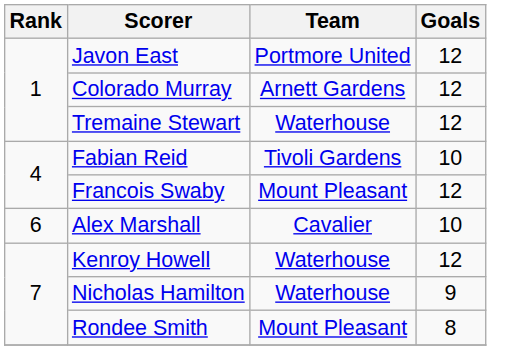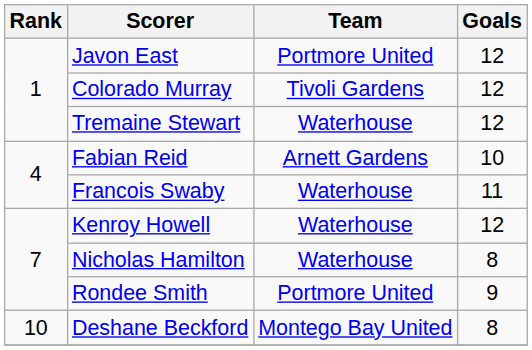(333, 89) Arnett Gardens -> (355, 89) Tivoli Gardens
(333, 157) Tivoli Gardens -> (355, 157) Arnett Gardens
(333, 191) Mount Pleasant -> (355, 191) Waterhouse
(450, 191) 12 -> (492, 191) 11
- row: (136, 225)
(450, 293) 9 -> (492, 259) 8
(333, 327) Mount Pleasant -> (355, 293) Portmore United
(450, 327) 8 -> (492, 293) 9
+ row: (160, 327)
